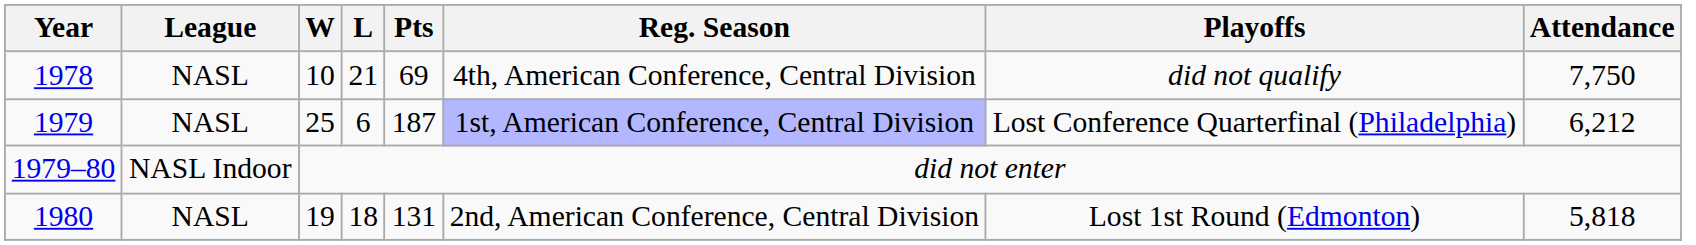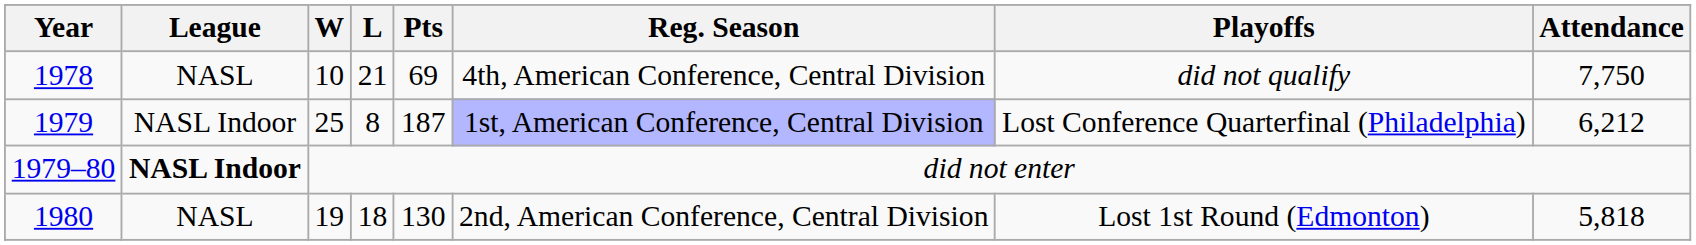(210, 121) NASL -> (215, 121) NASL Indoor
(363, 121) 6 -> (373, 121) 8
(210, 168) normal -> (215, 168) bold
(414, 215) 131 -> (423, 215) 130
